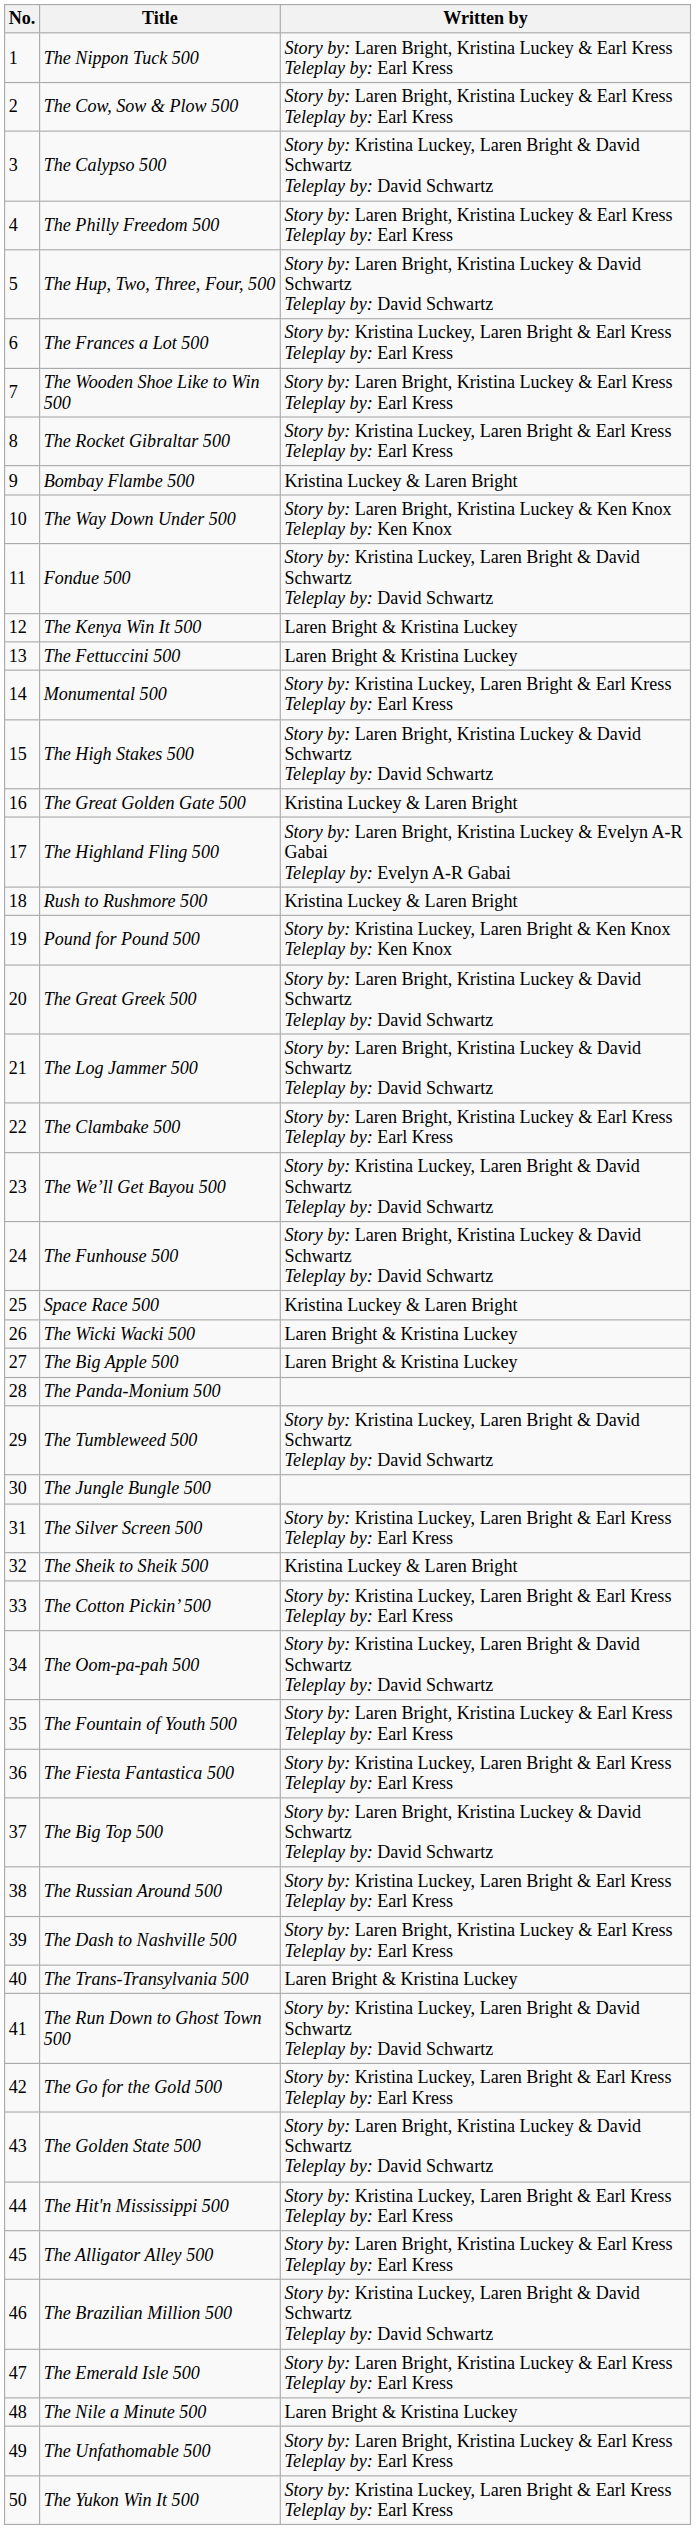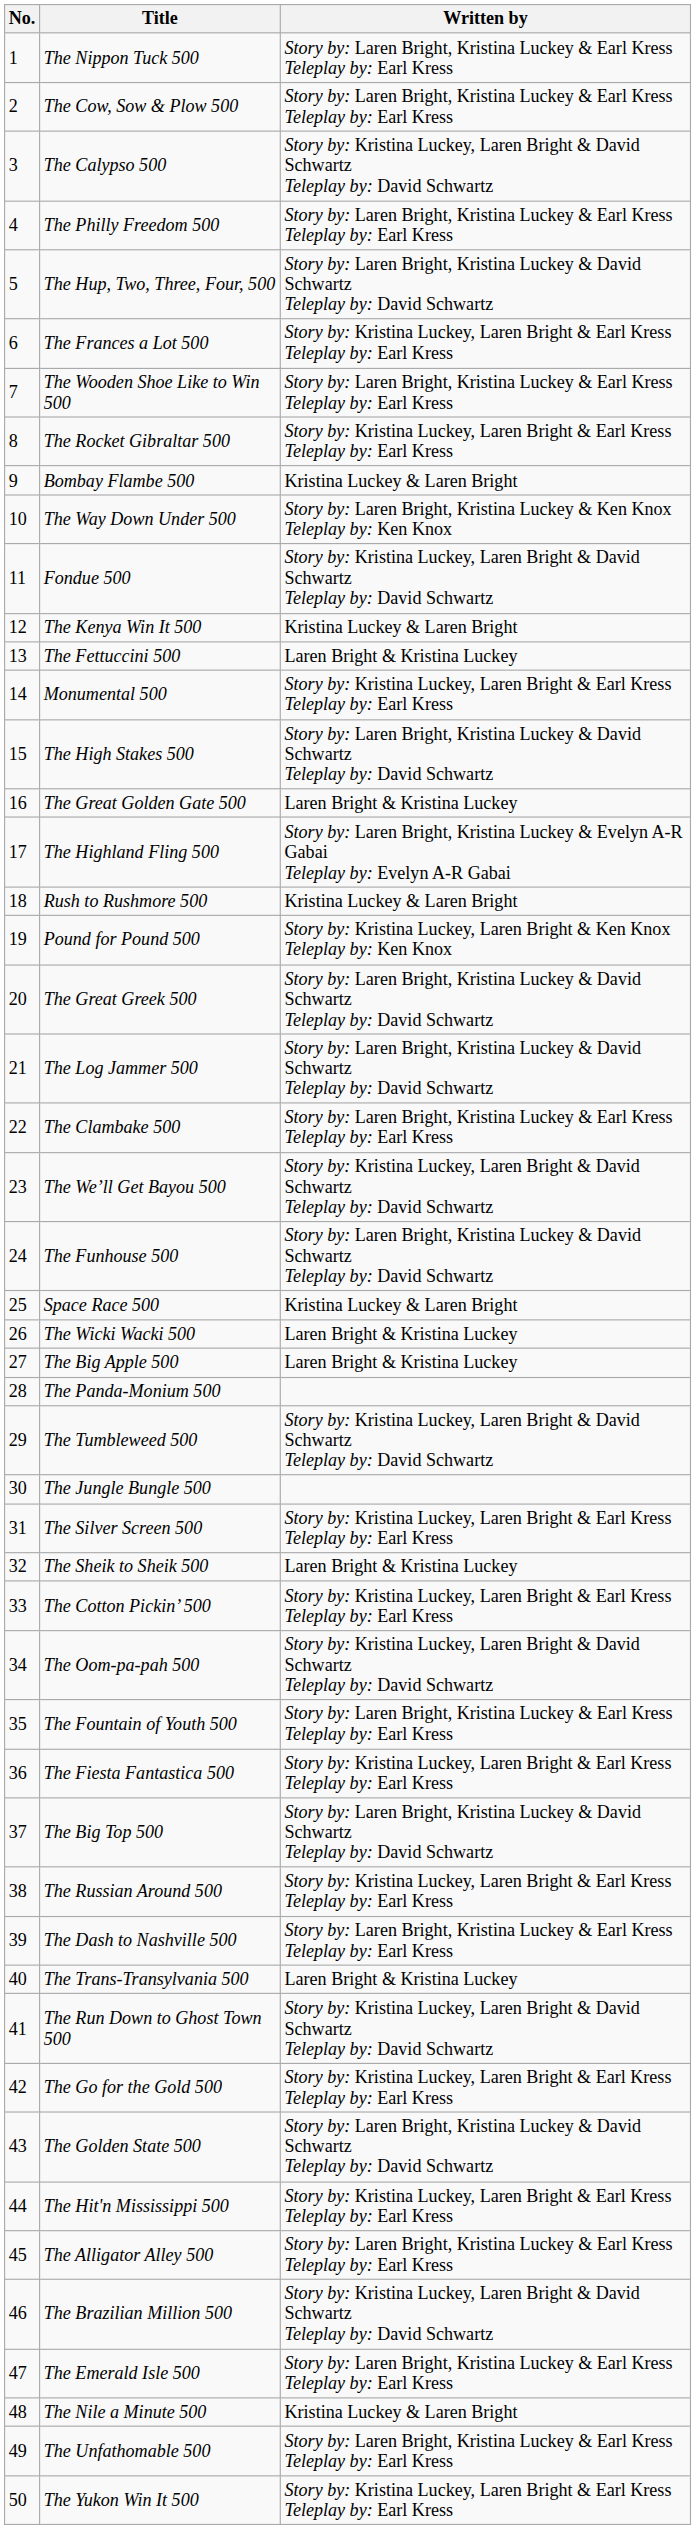(401, 627) Laren Bright & Kristina Luckey -> (401, 627) Kristina Luckey & Laren Bright
(401, 803) Kristina Luckey & Laren Bright -> (401, 803) Laren Bright & Kristina Luckey
(401, 1566) Kristina Luckey & Laren Bright -> (401, 1566) Laren Bright & Kristina Luckey
(401, 2412) Laren Bright & Kristina Luckey -> (401, 2412) Kristina Luckey & Laren Bright
